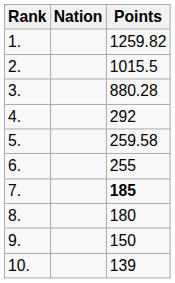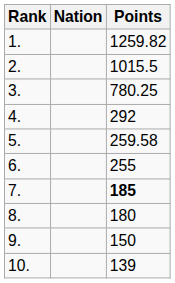(134, 91) 880.28 -> (134, 91) 780.25
